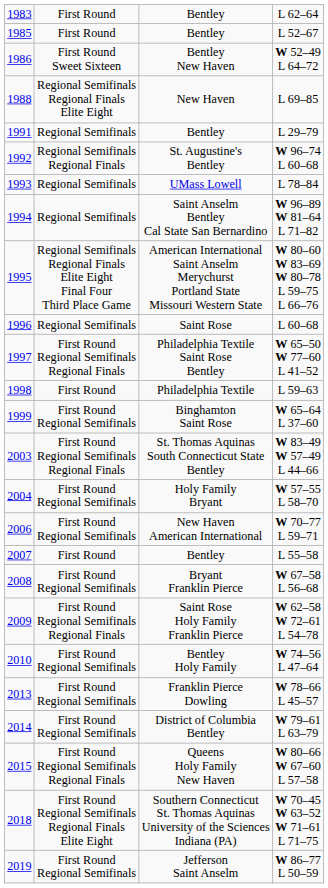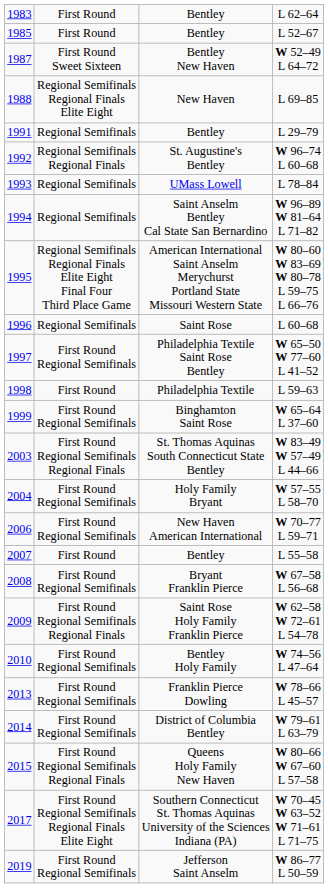(19, 59) 1986 -> (19, 59) 1987
(87, 357) First Round Regional Semifinals Regional Finals -> (87, 357) First Round Regional Semifinals
(19, 820) 2018 -> (19, 820) 2017
